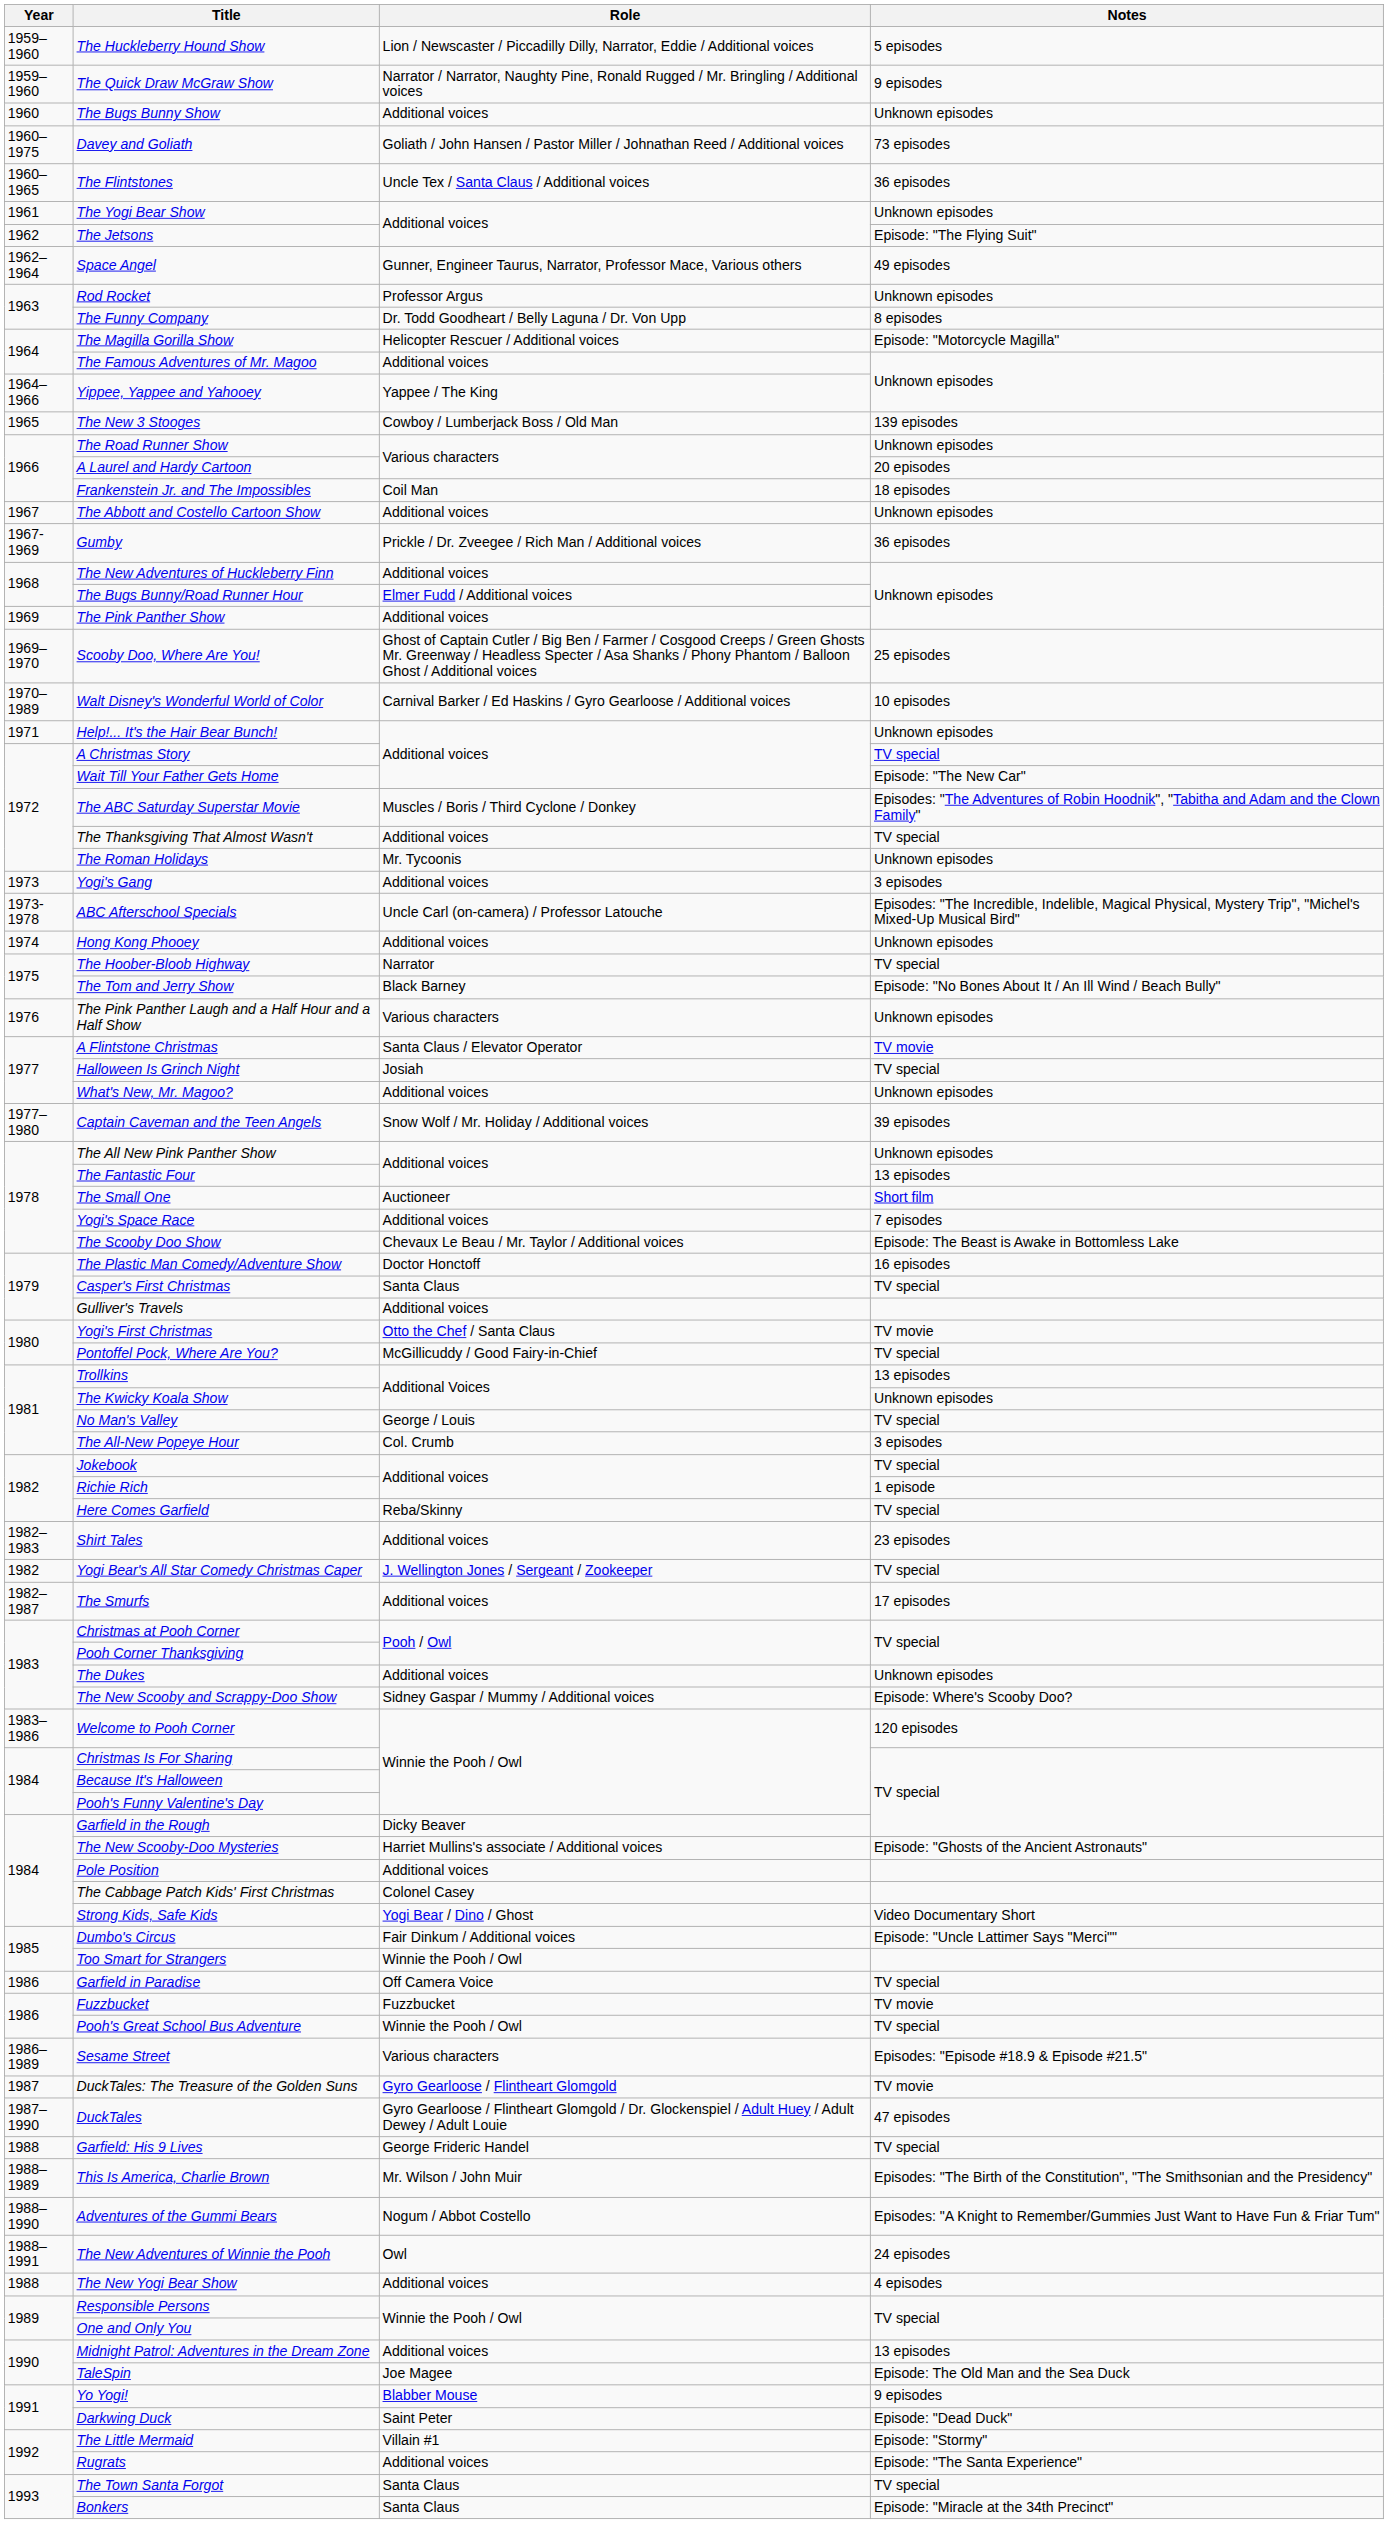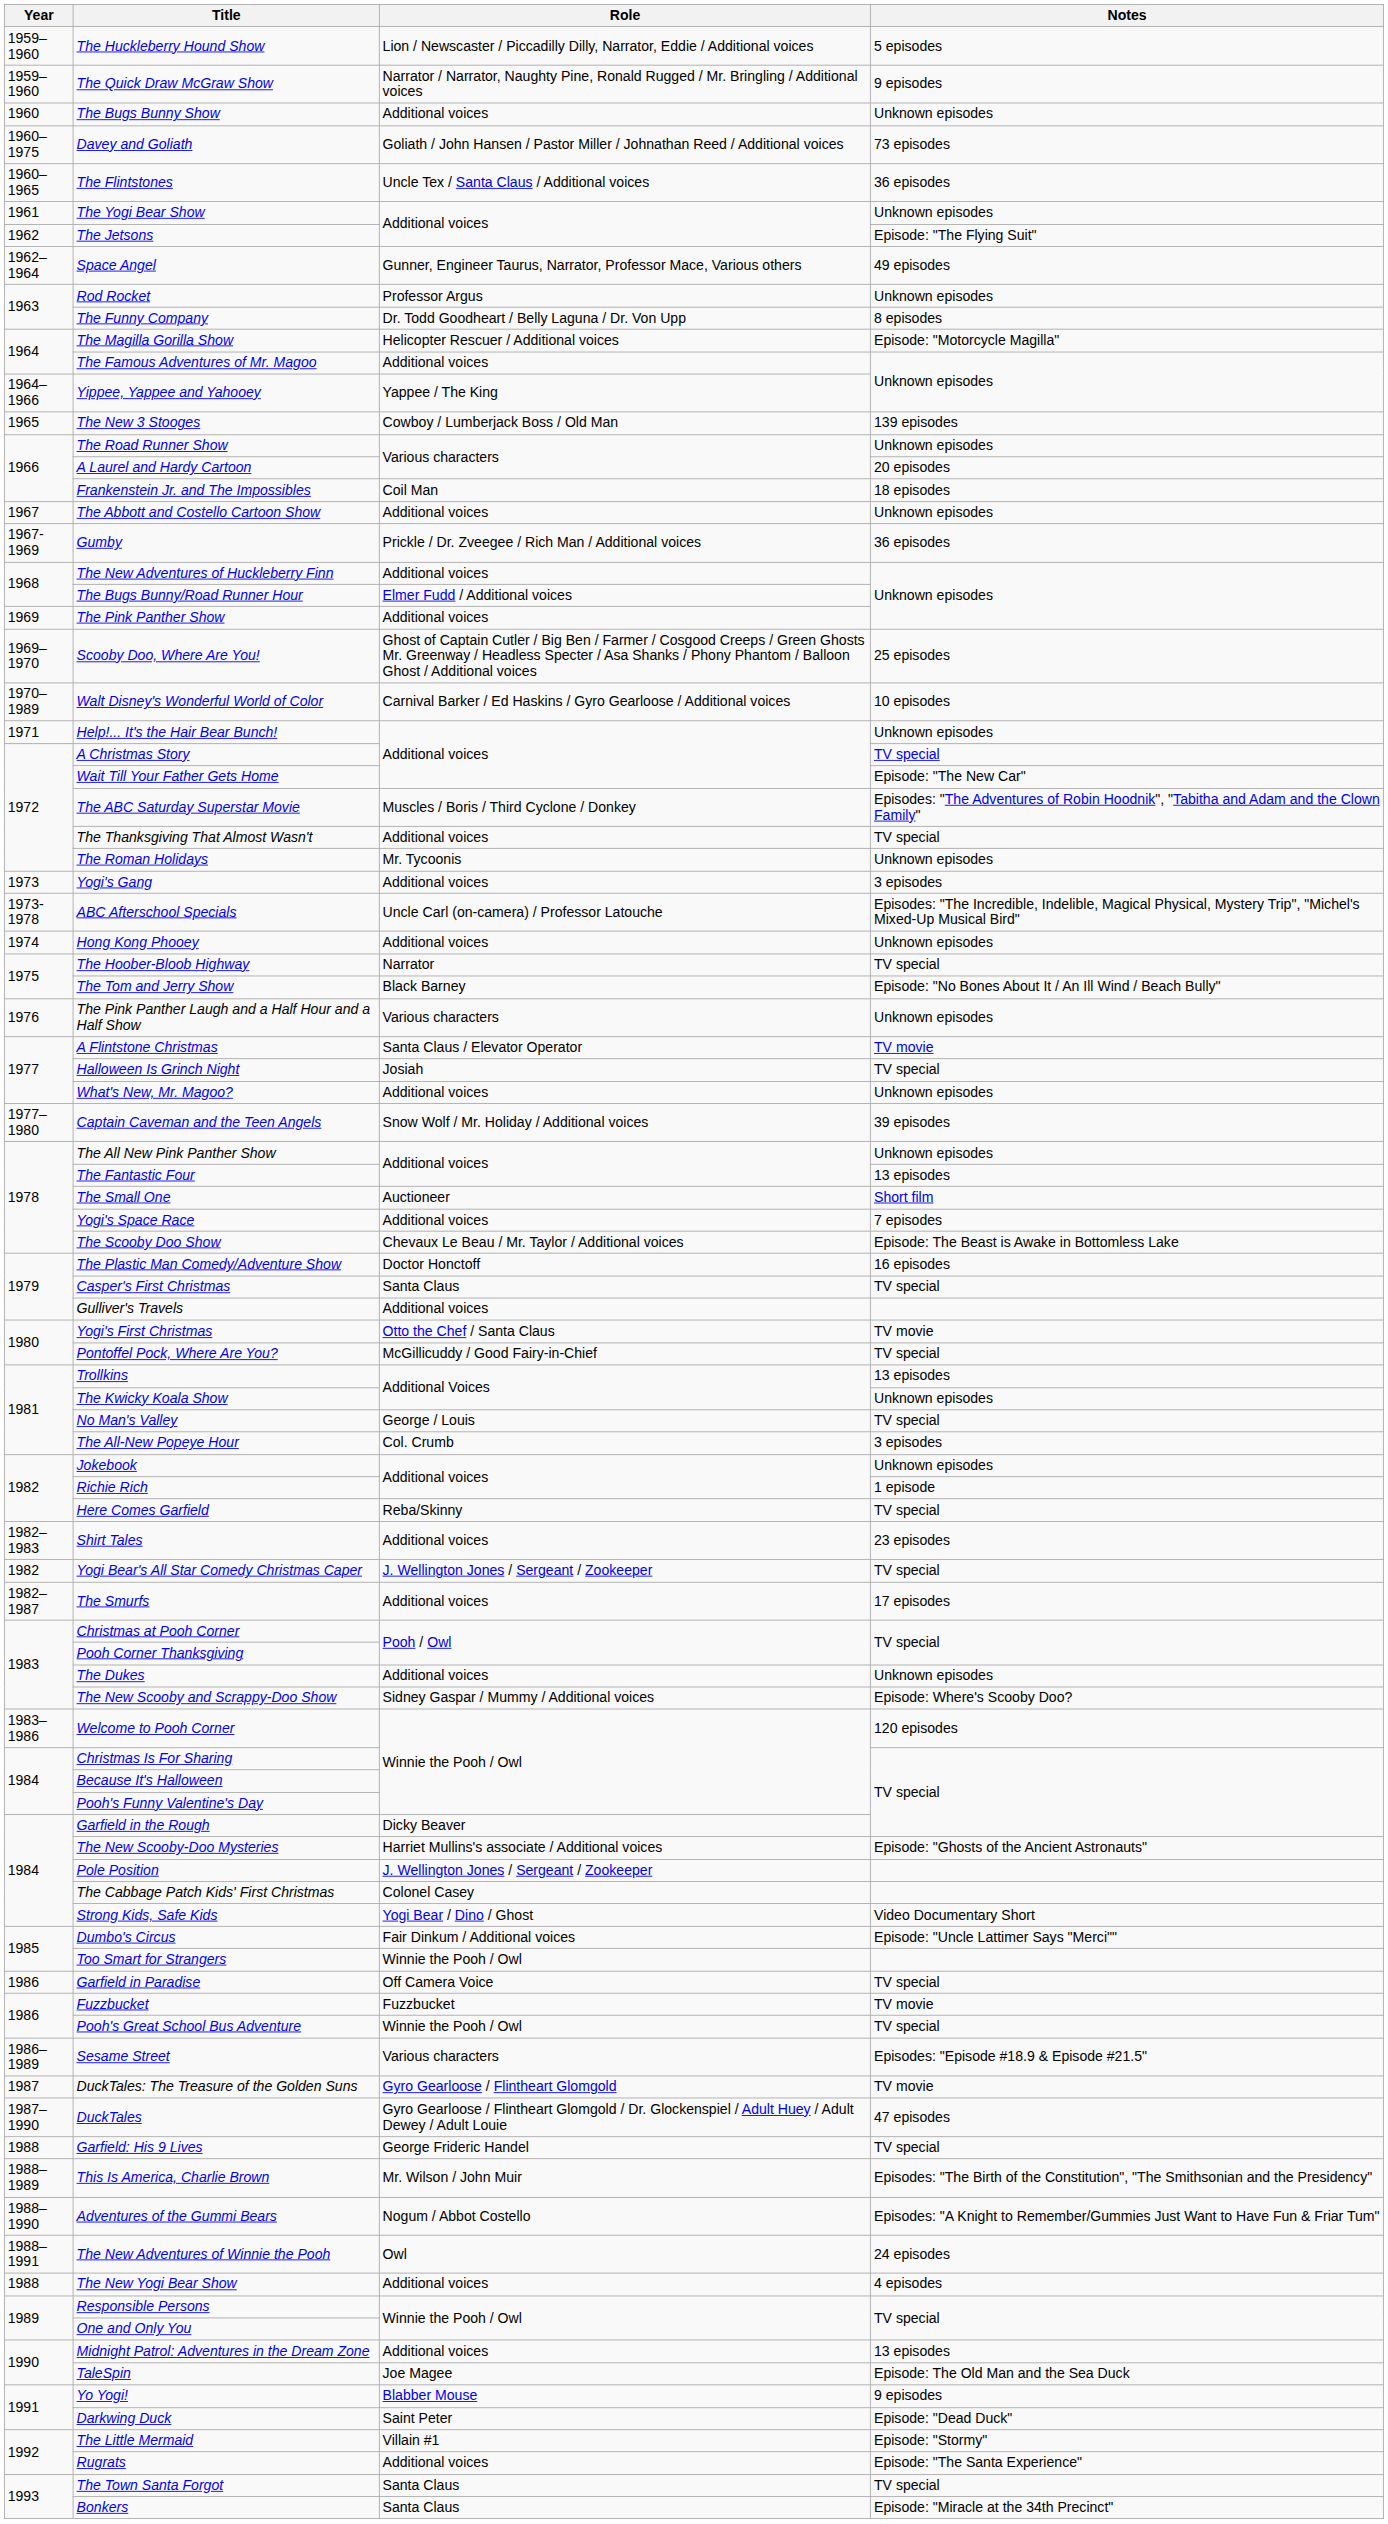(907, 1465) TV special -> (933, 1465) Unknown episodes
(435, 1870) Additional voices -> (517, 1870) J. Wellington Jones / Sergeant / Zookeeper
